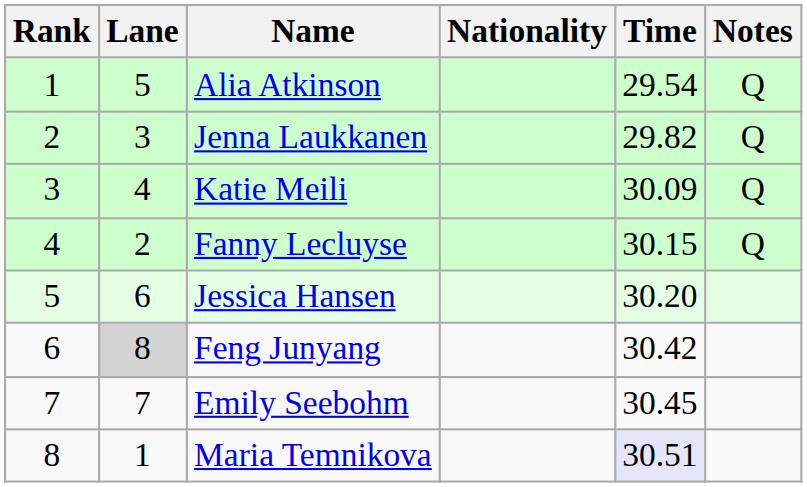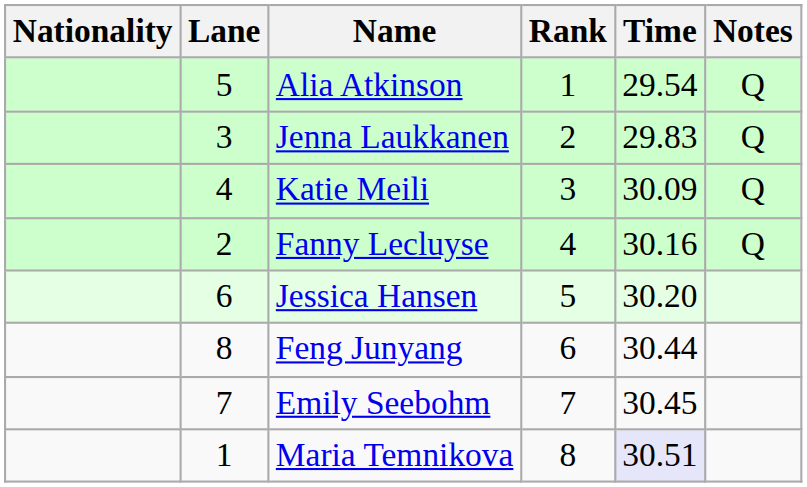columns swapped: (52, 31) <-> (527, 31)
(660, 137) 29.82 -> (660, 137) 29.83
(660, 243) 30.15 -> (660, 243) 30.16
(142, 349) lightgrey background -> (224, 349) no background
(660, 349) 30.42 -> (660, 349) 30.44
